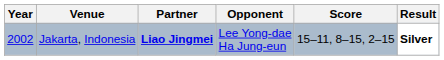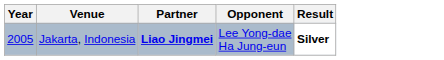- column: (346, 14)
(20, 39) 2002 -> (20, 39) 2005
